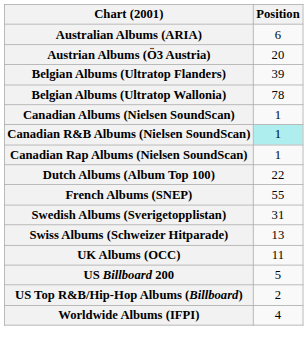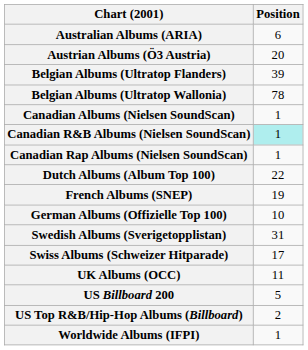(278, 194) 55 -> (278, 194) 19
+ row: (129, 214)
(278, 235) 13 -> (278, 255) 17
(278, 315) 4 -> (278, 335) 1
